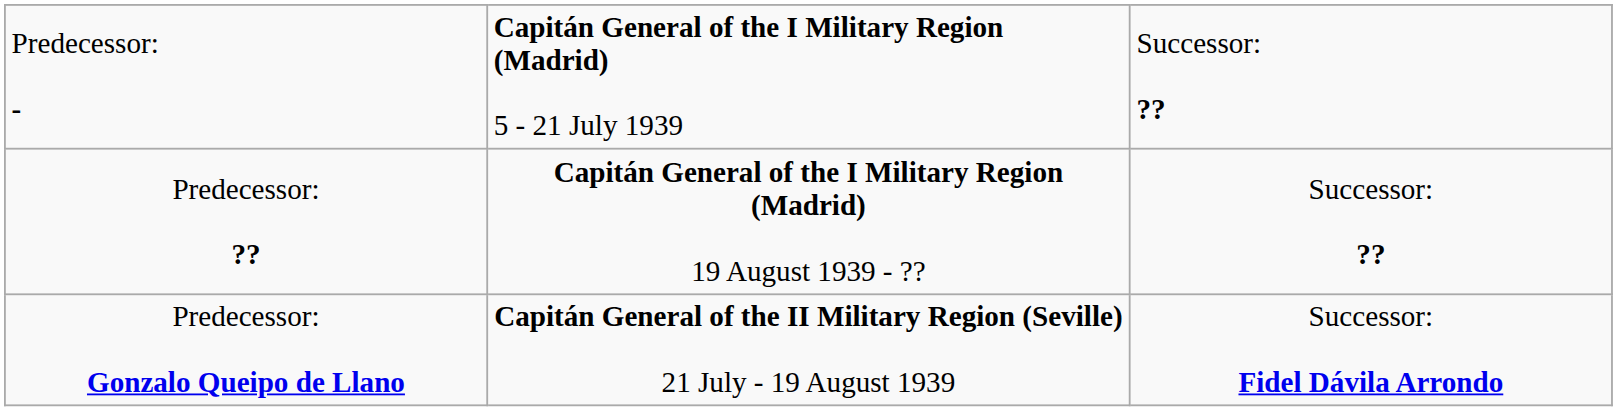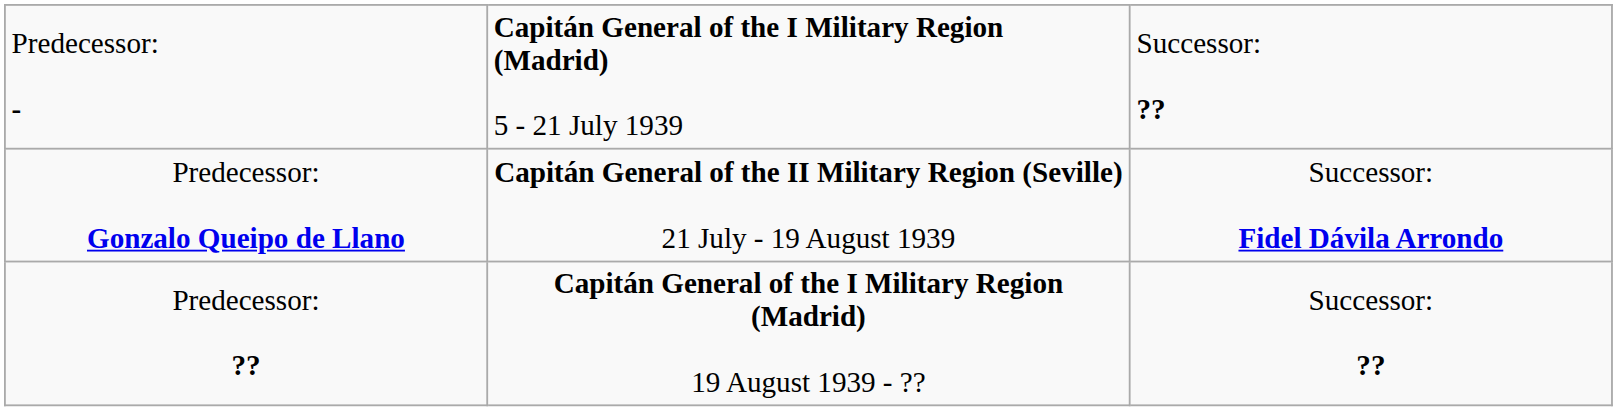rows swapped: (246, 349) <-> (246, 221)
